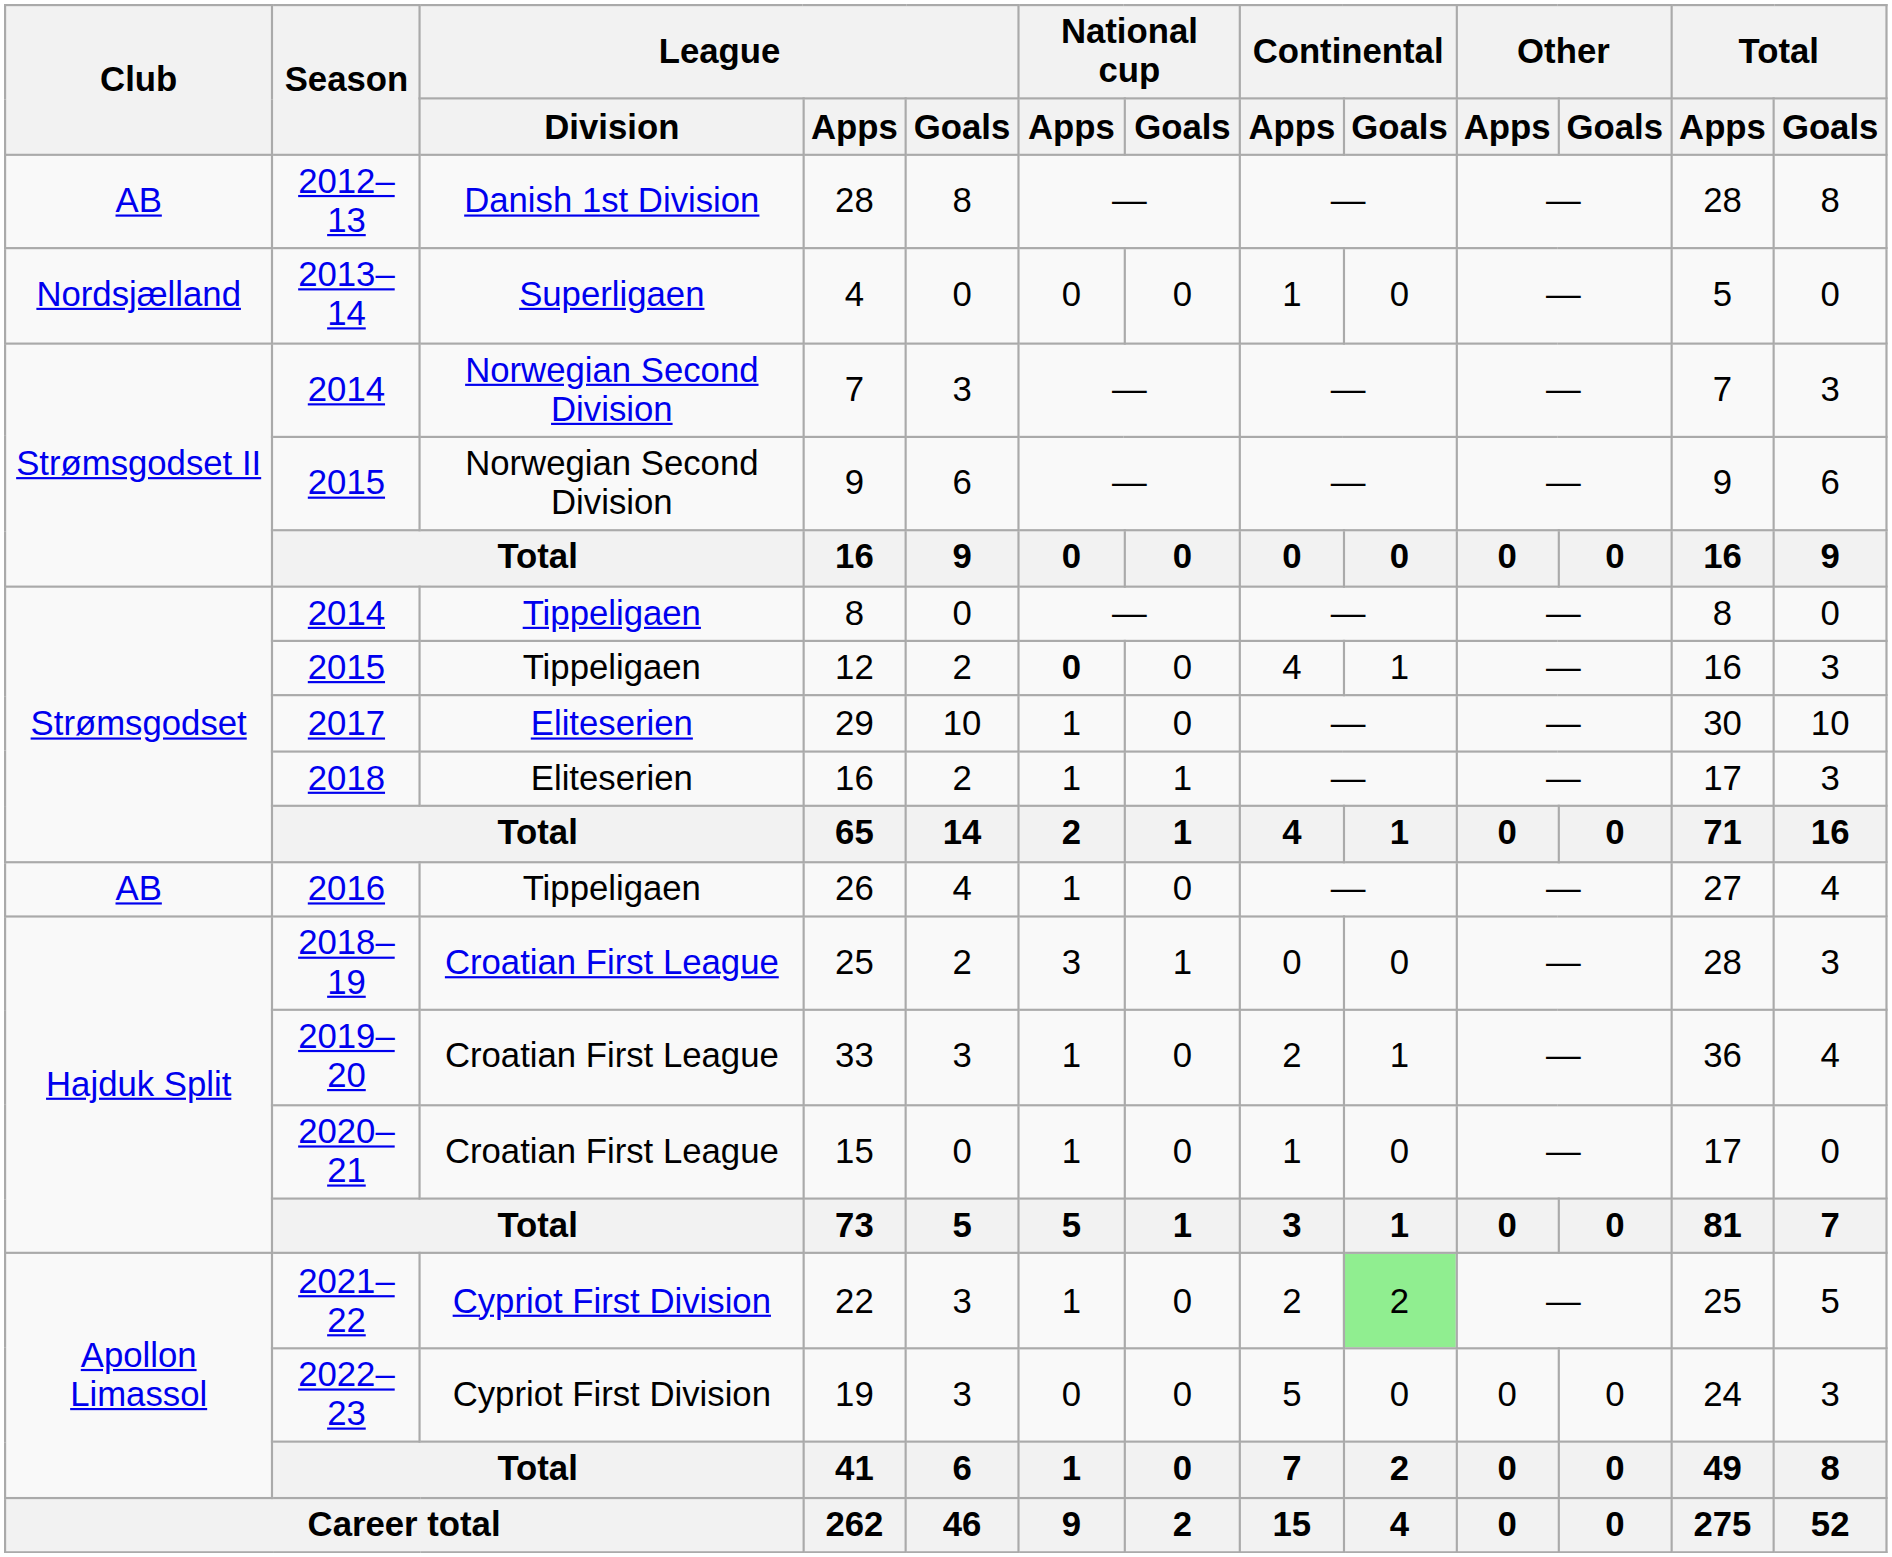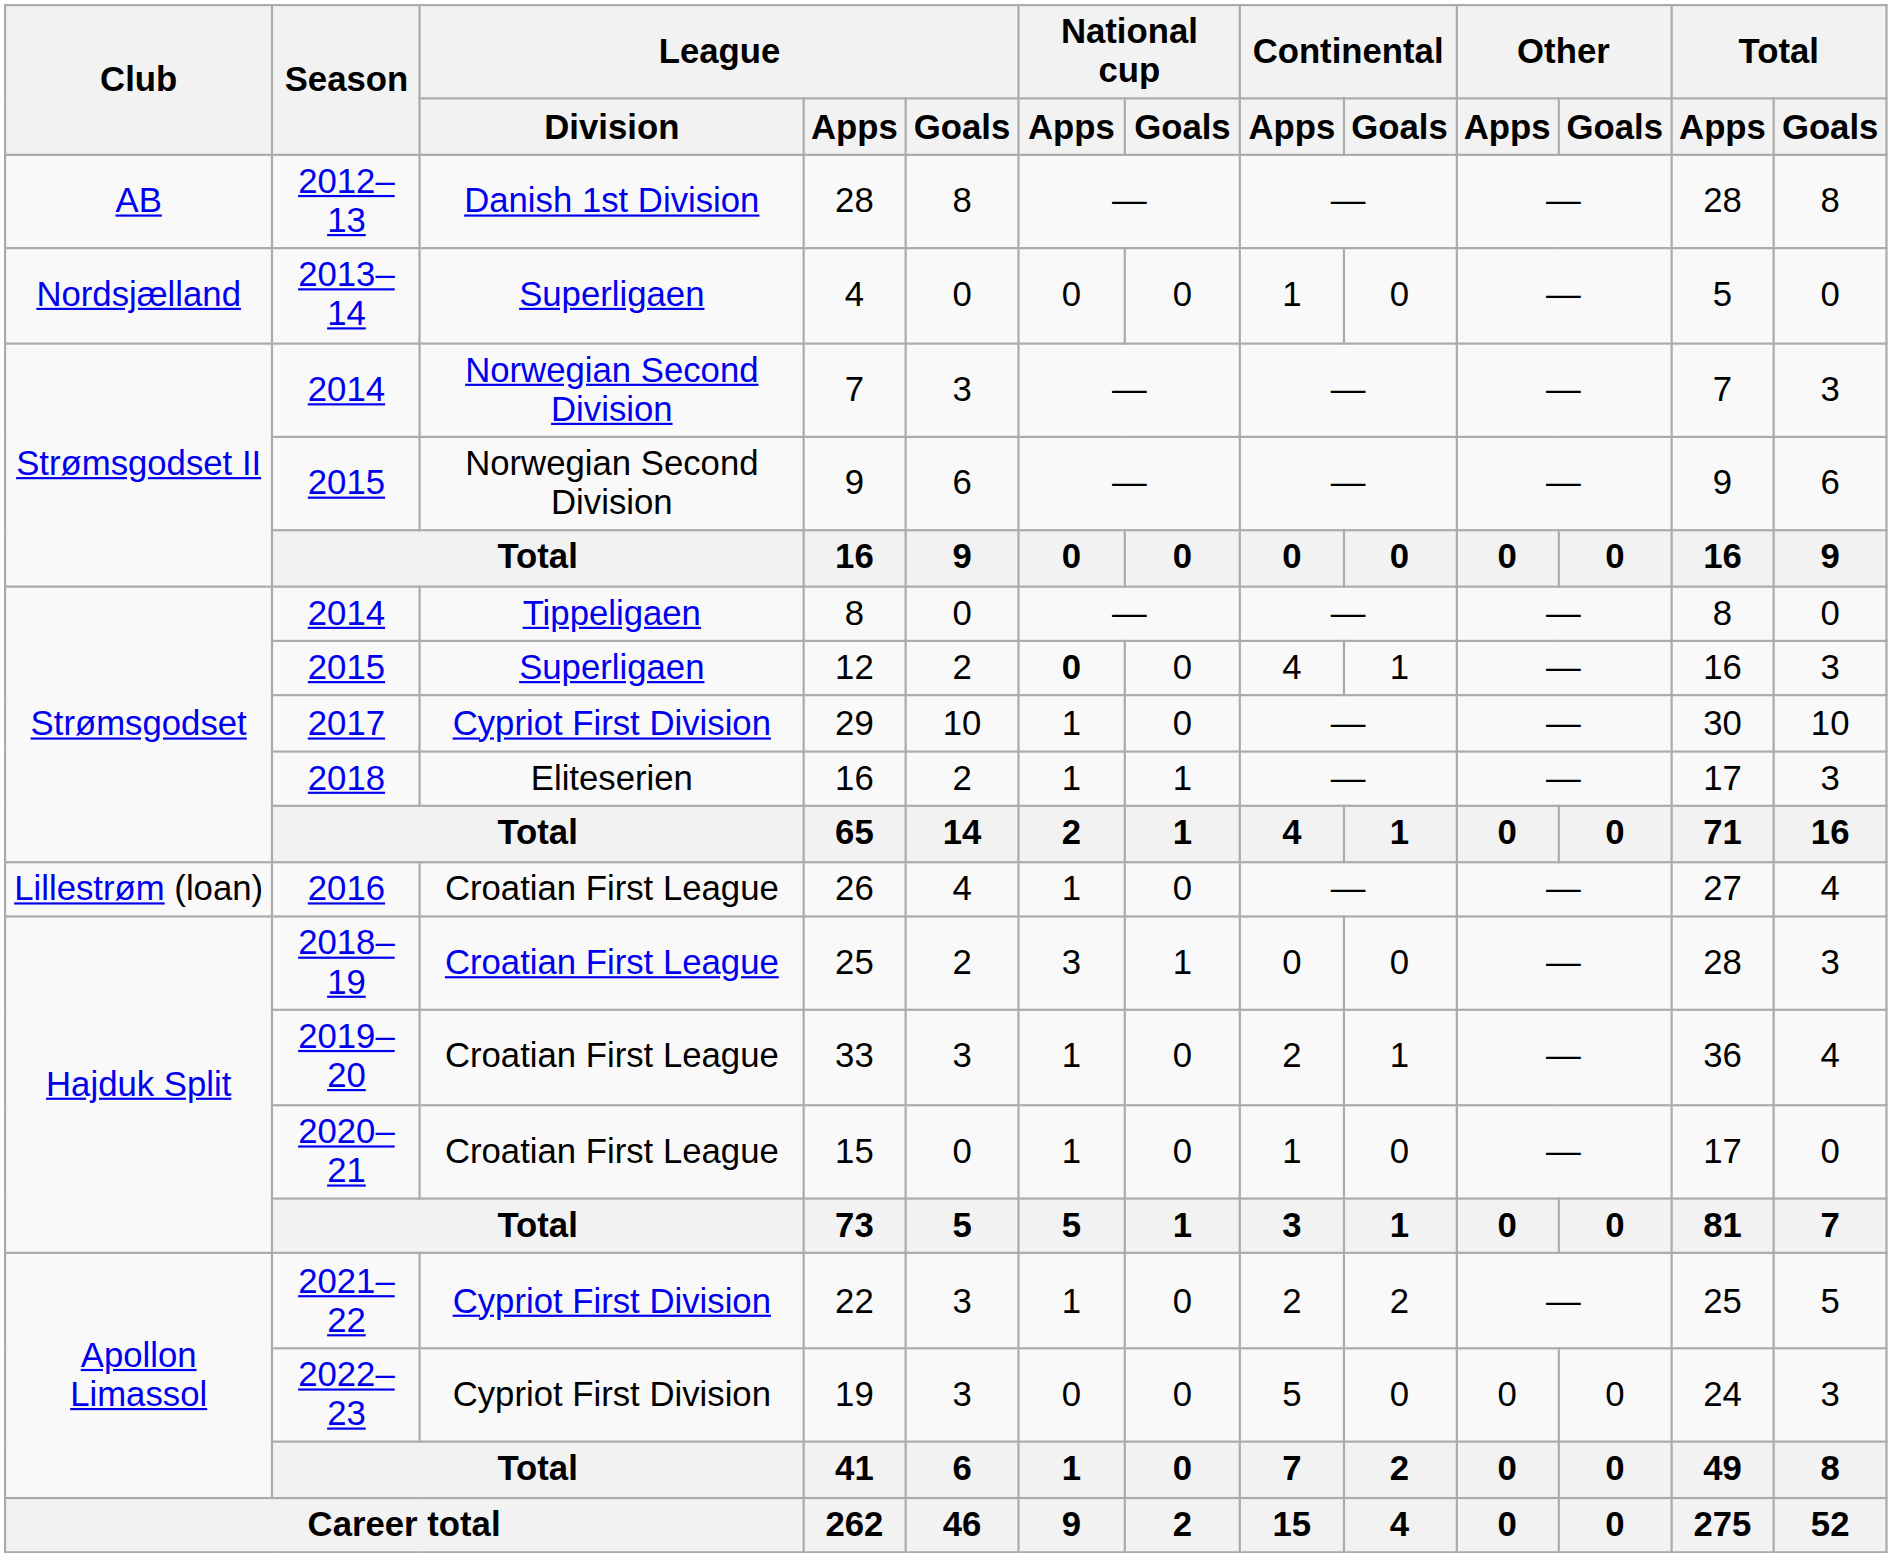(612, 667) Tippeligaen -> (612, 667) Superligaen
(612, 722) Eliteserien -> (612, 722) Cypriot First Division
(139, 888) AB -> (139, 888) Lillestrøm (loan)
(612, 888) Tippeligaen -> (612, 888) Croatian First League
(1400, 1300) lightgreen background -> (1400, 1300) no background
